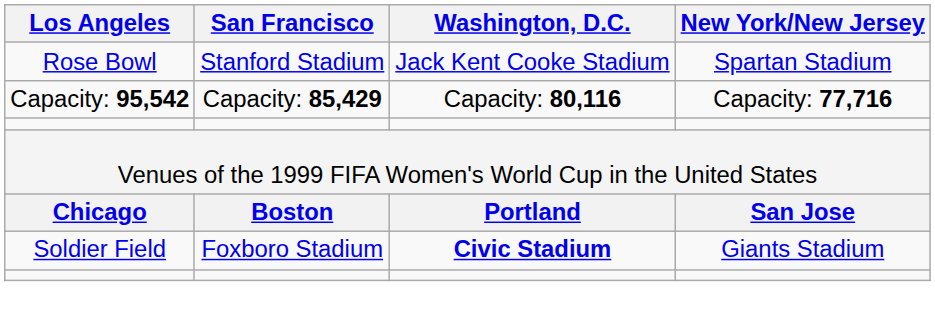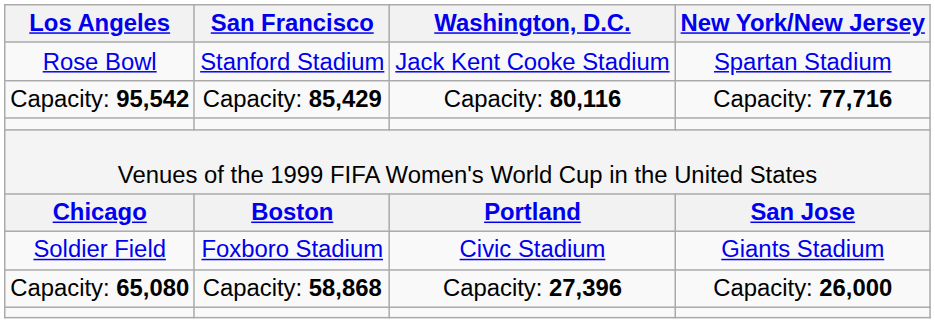(532, 250) bold -> (532, 250) normal
+ row: (100, 288)
